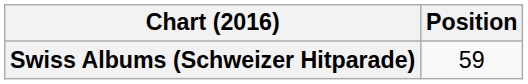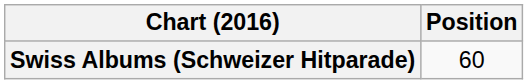(472, 59) 59 -> (472, 59) 60
